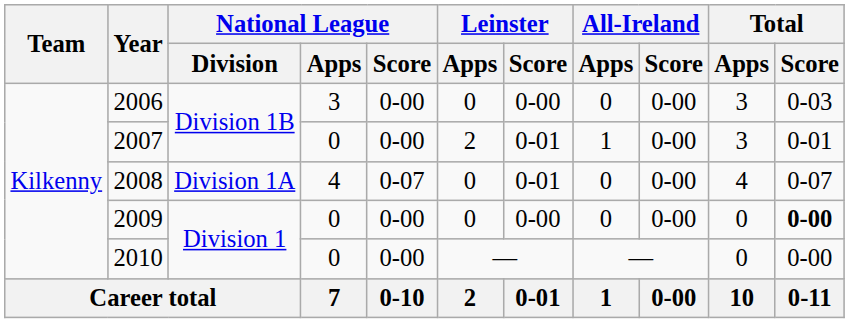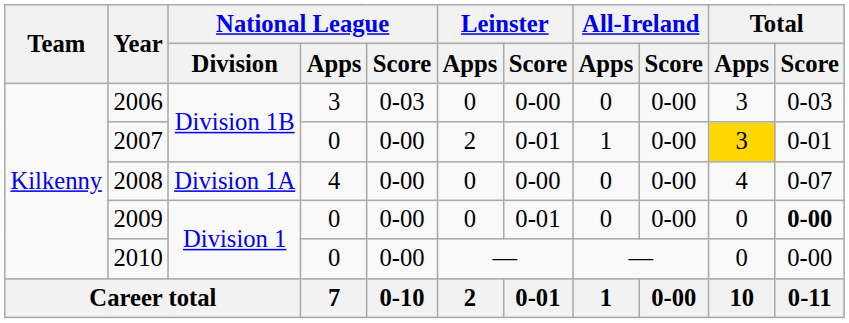(402, 102) 0-00 -> (402, 102) 0-03
(742, 141) no background -> (742, 141) gold background
(402, 180) 0-07 -> (402, 180) 0-00
(538, 180) 0-01 -> (538, 180) 0-00
(538, 219) 0-00 -> (538, 219) 0-01
